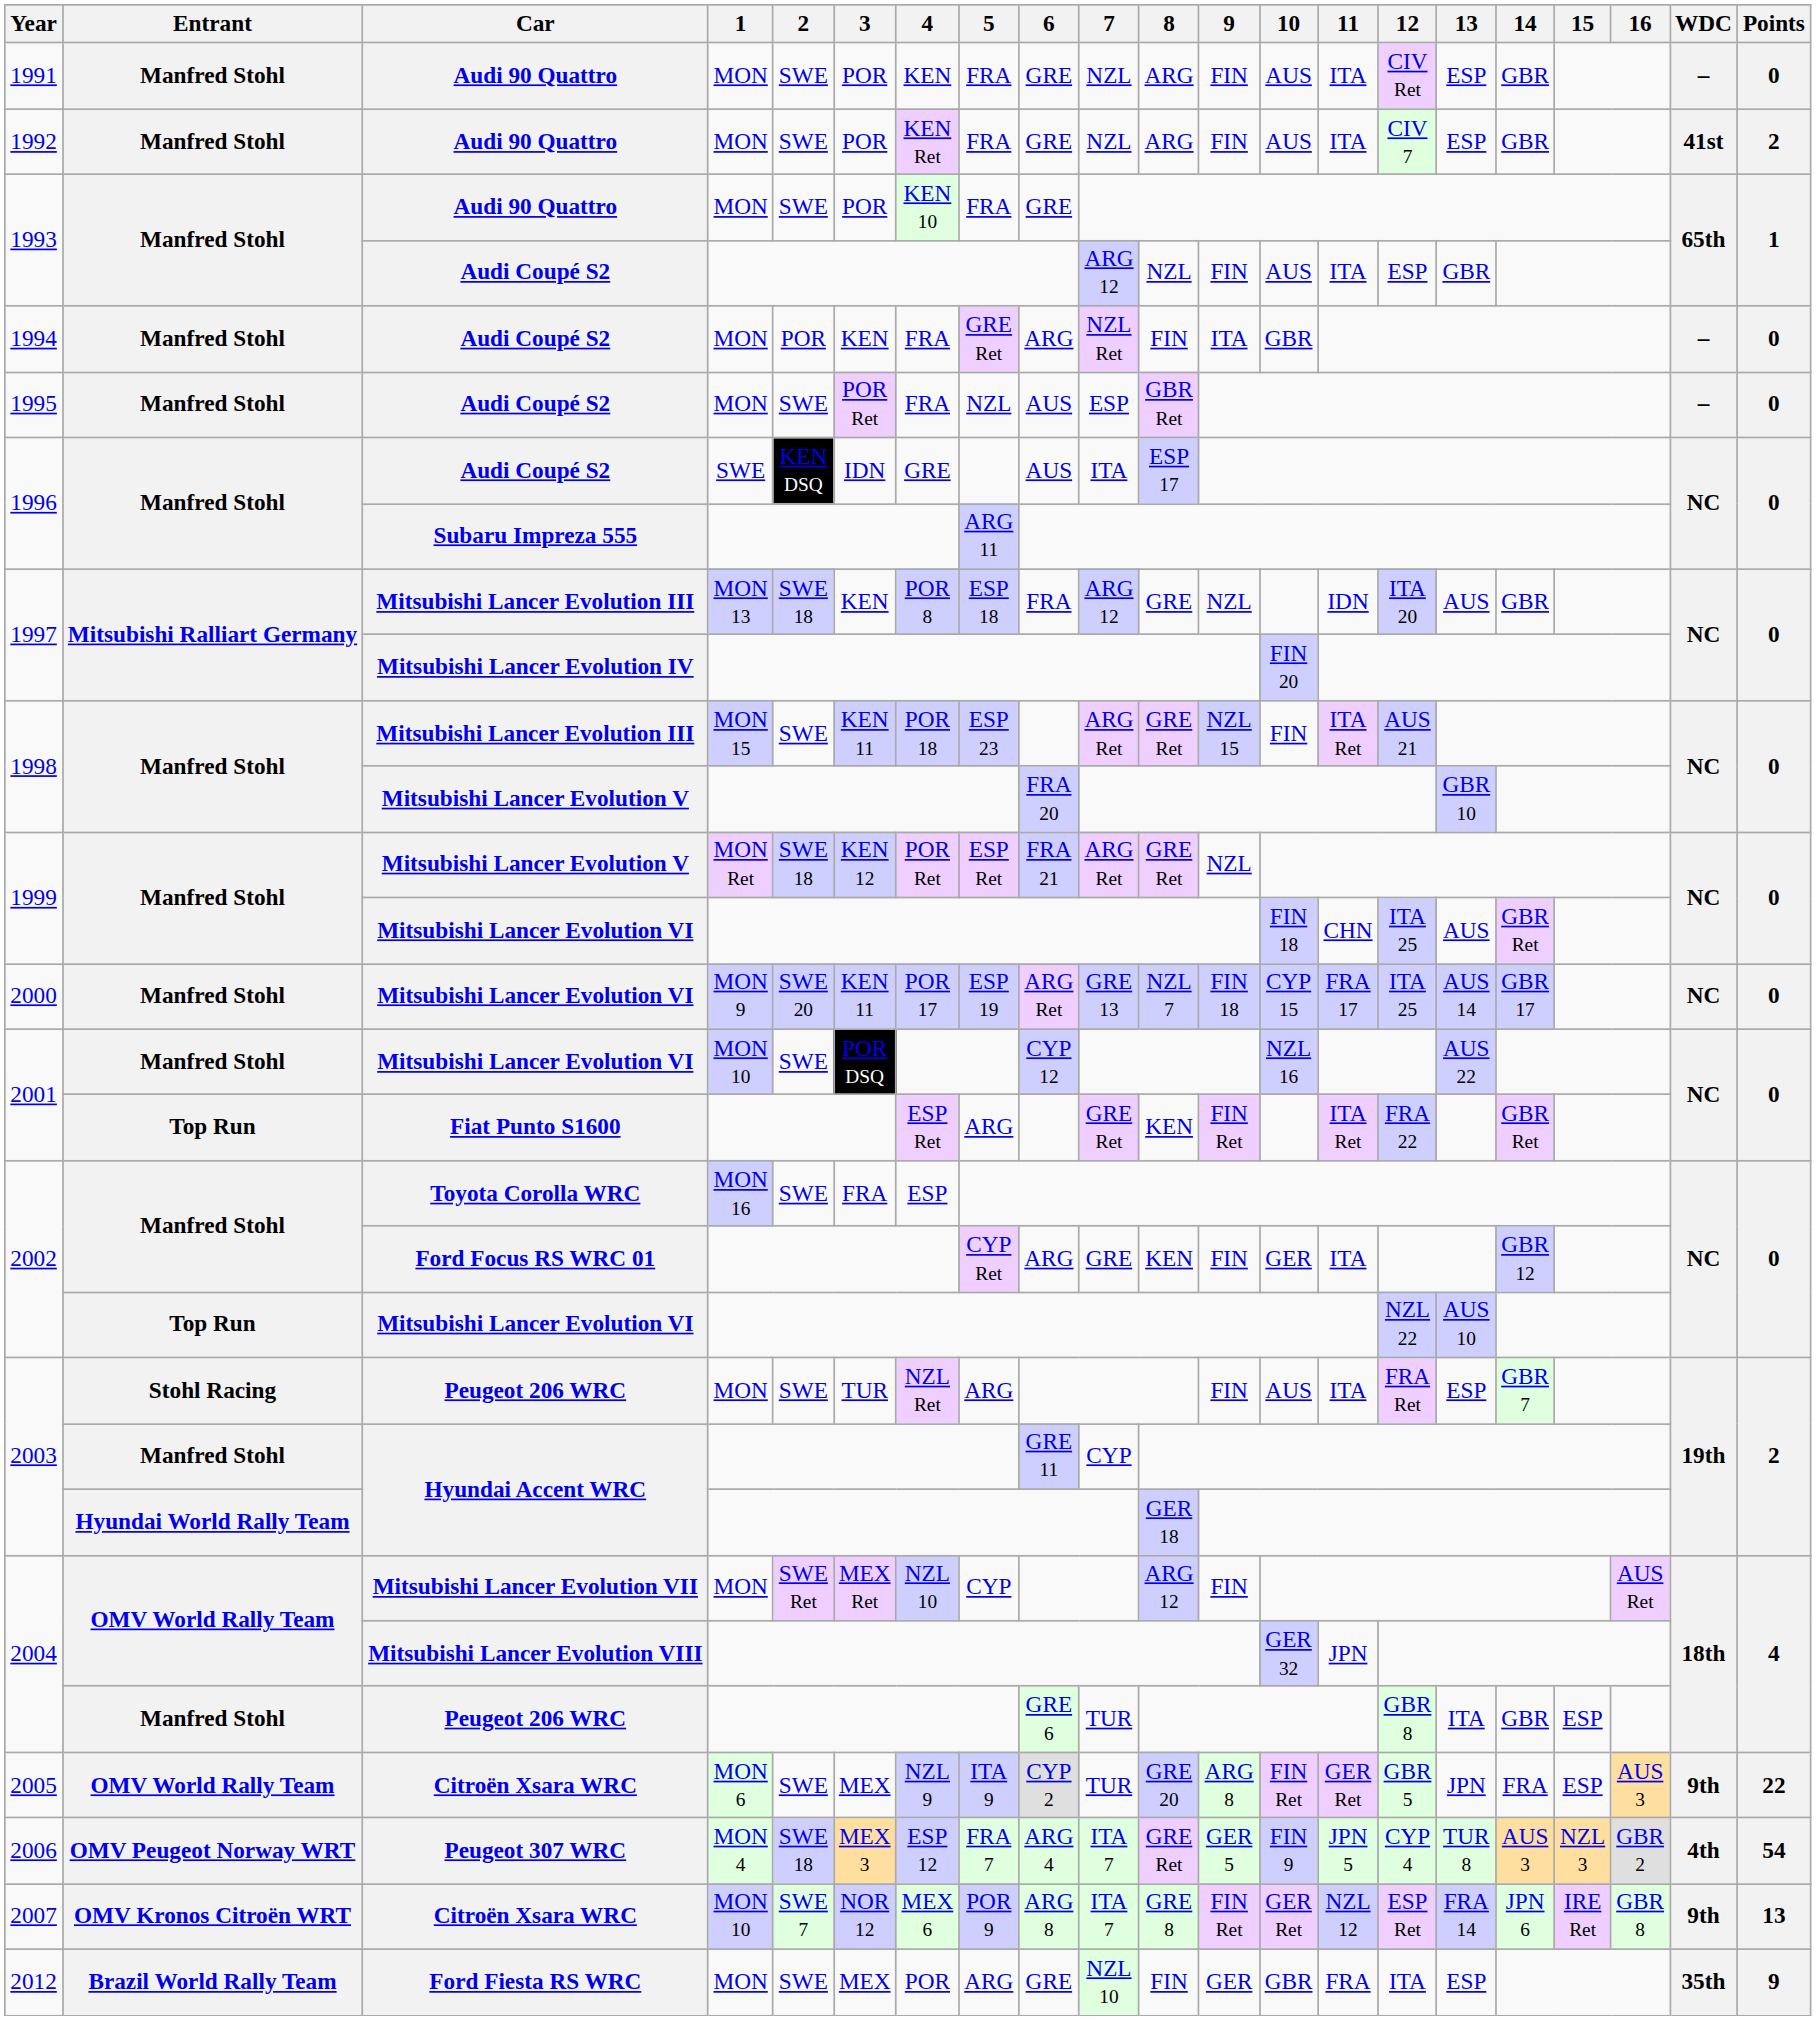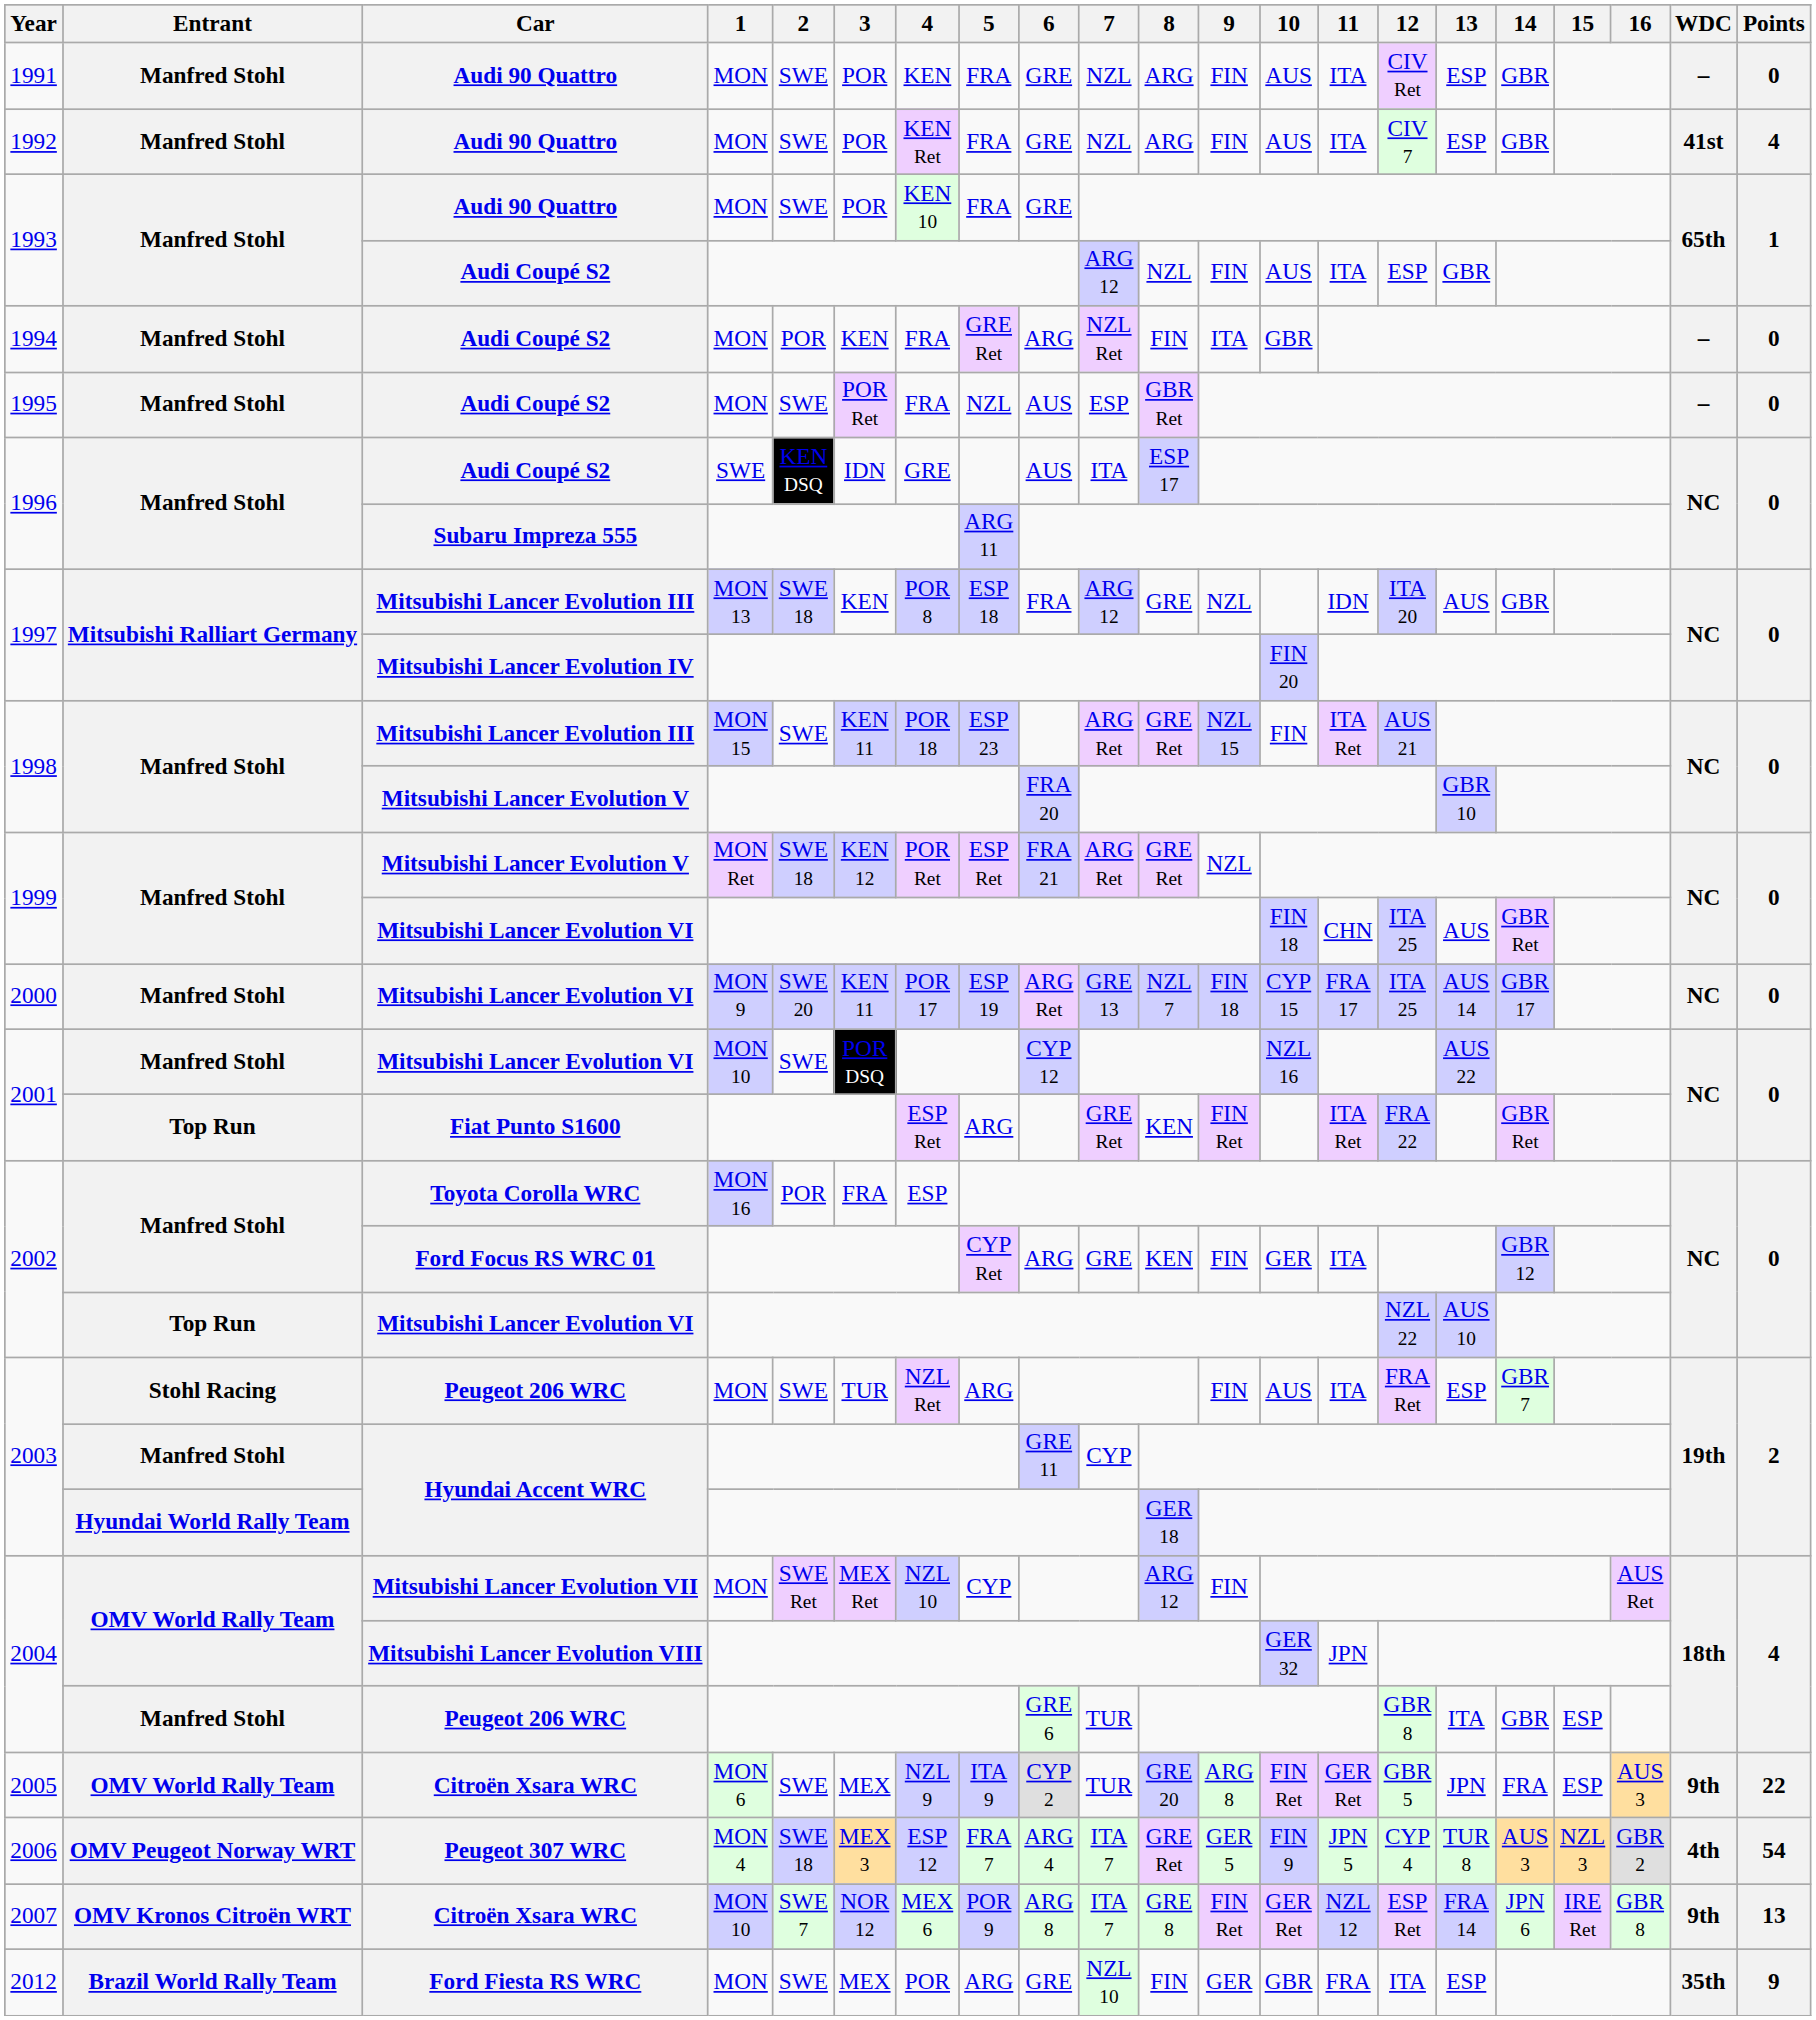(1774, 141) 2 -> (1774, 141) 4
(803, 1192) SWE -> (803, 1192) POR
